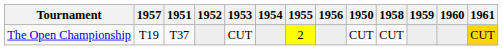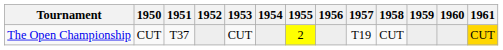columns swapped: (361, 14) <-> (149, 14)
